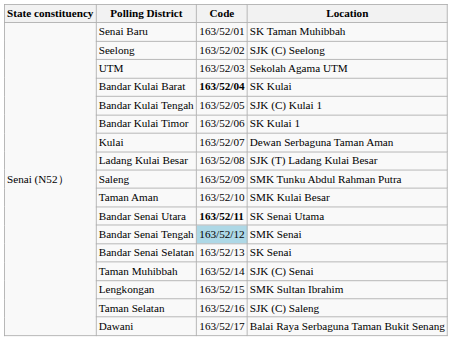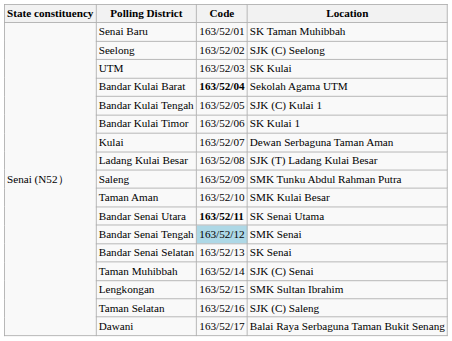(299, 68) Sekolah Agama UTM -> (271, 68) SK Kulai
(271, 86) SK Kulai -> (299, 86) Sekolah Agama UTM
